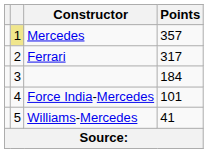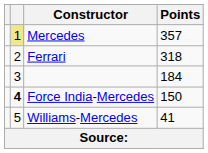(171, 56) 317 -> (171, 56) 318
(17, 97) normal -> (17, 97) bold
(171, 97) 101 -> (171, 97) 150
